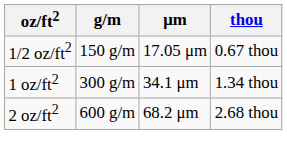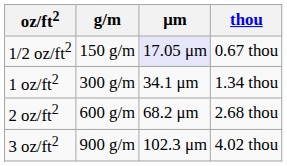(175, 51) no background -> (175, 51) lavender background
+ row: (34, 144)
